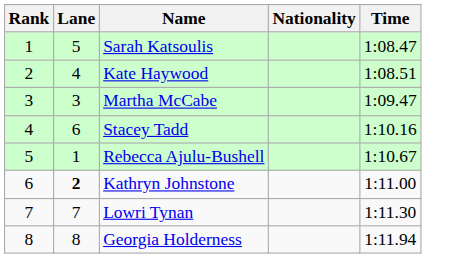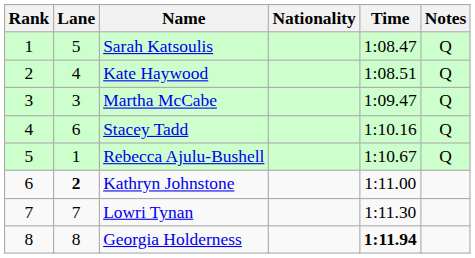+ column: (446, 18)
(390, 239) normal -> (390, 239) bold
